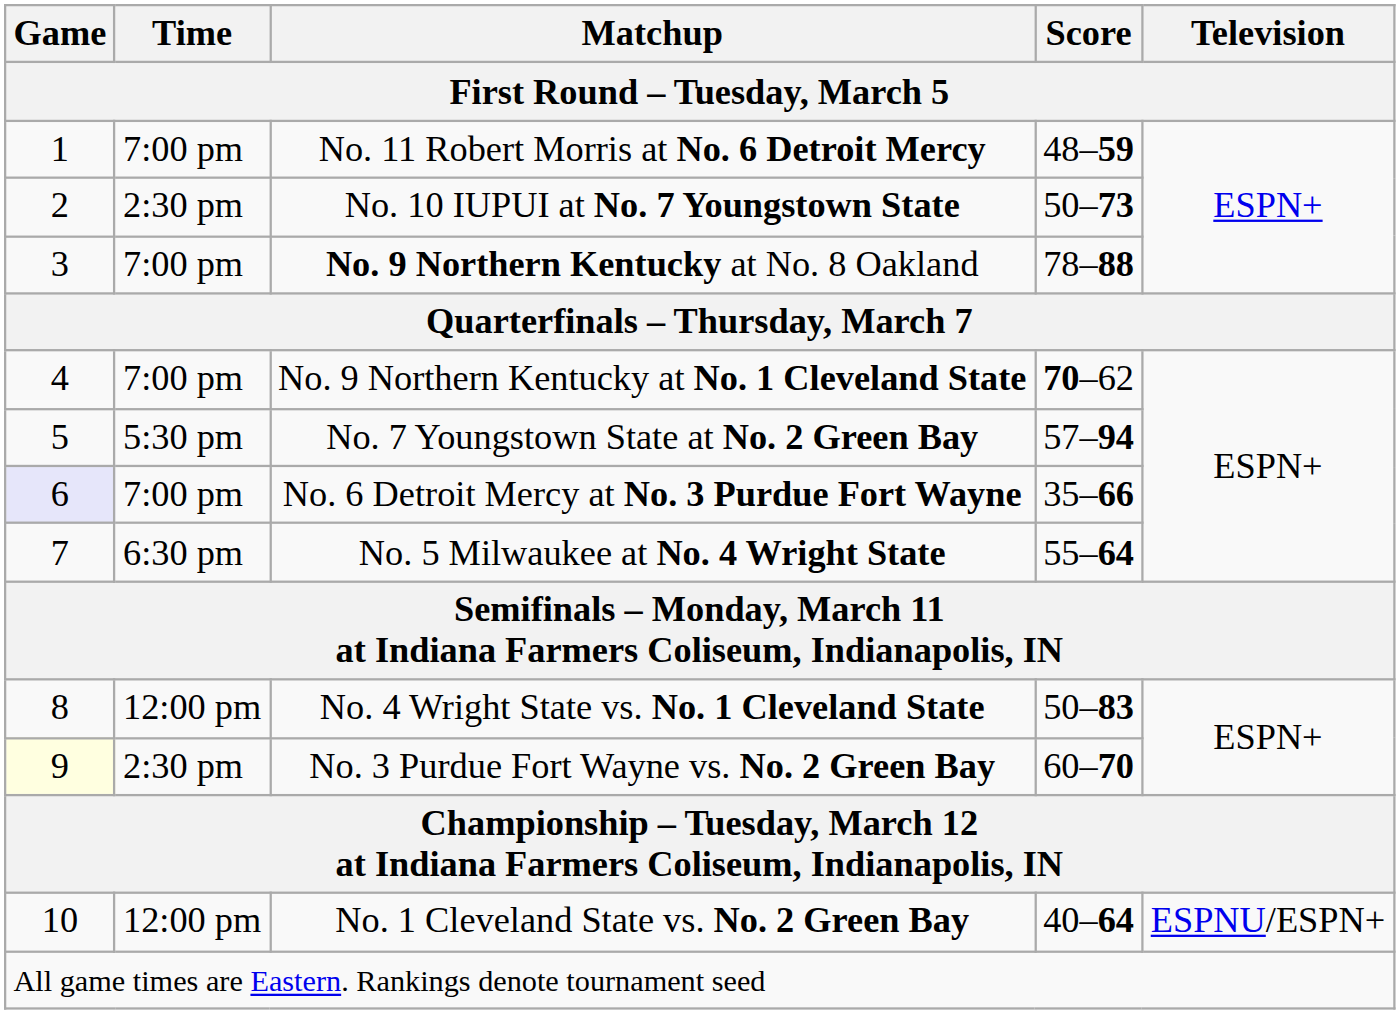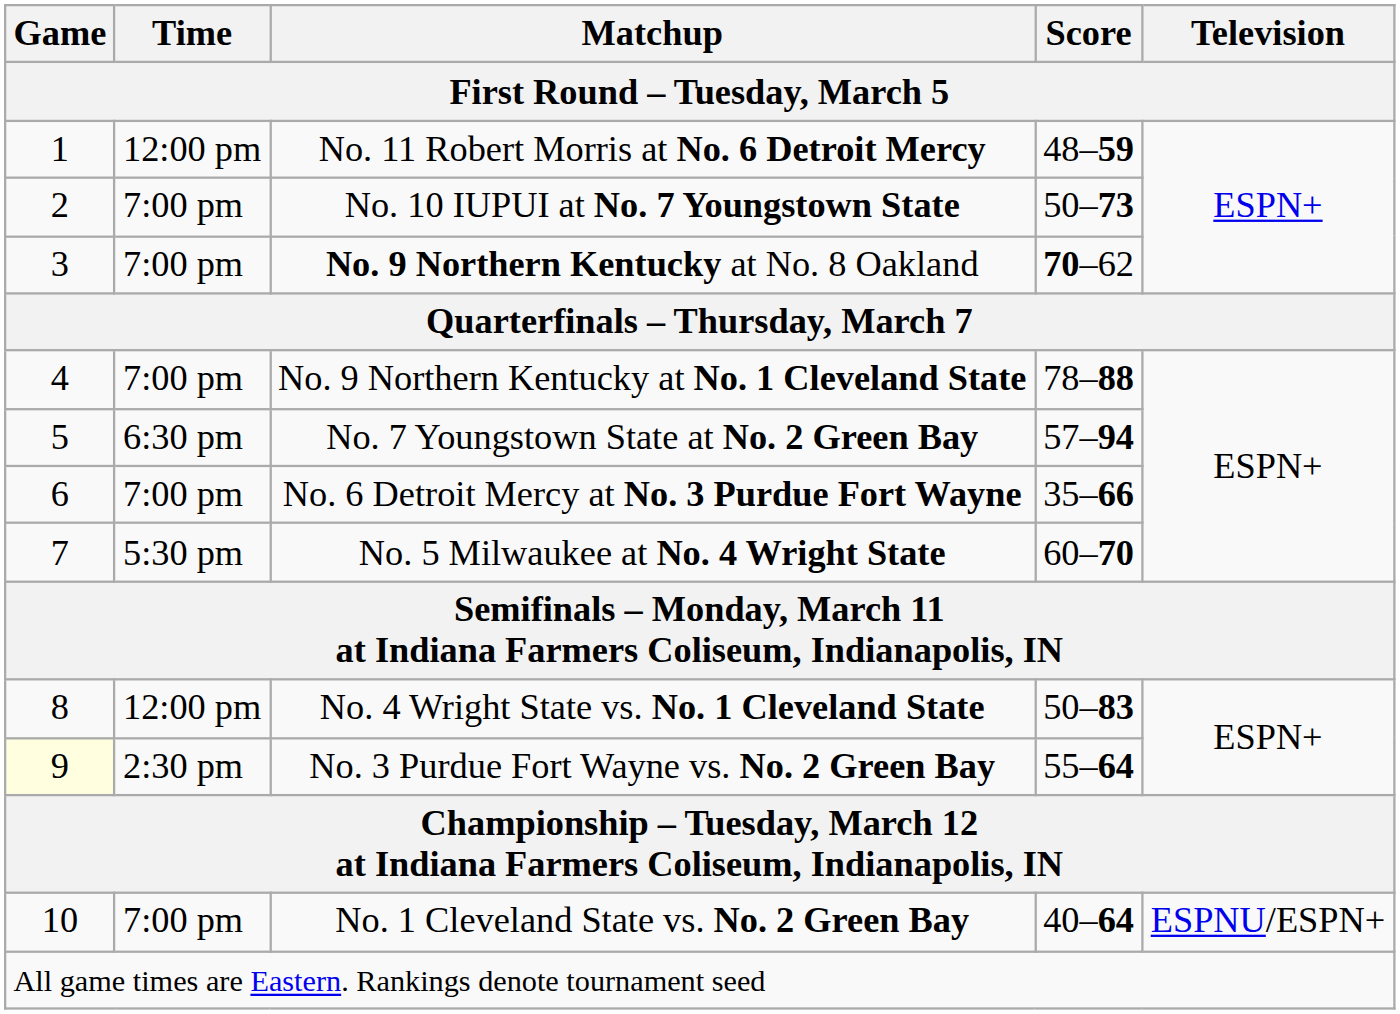(183, 148) 7:00 pm -> (192, 148) 12:00 pm
(183, 206) 2:30 pm -> (183, 206) 7:00 pm
(1089, 263) 78–88 -> (1089, 263) 70–62
(1089, 378) 70–62 -> (1089, 378) 78–88
(183, 436) 5:30 pm -> (183, 436) 6:30 pm
(60, 494) lavender background -> (60, 494) no background
(183, 551) 6:30 pm -> (183, 551) 5:30 pm
(1089, 551) 55–64 -> (1089, 551) 60–70
(1089, 765) 60–70 -> (1089, 765) 55–64
(192, 921) 12:00 pm -> (183, 921) 7:00 pm
